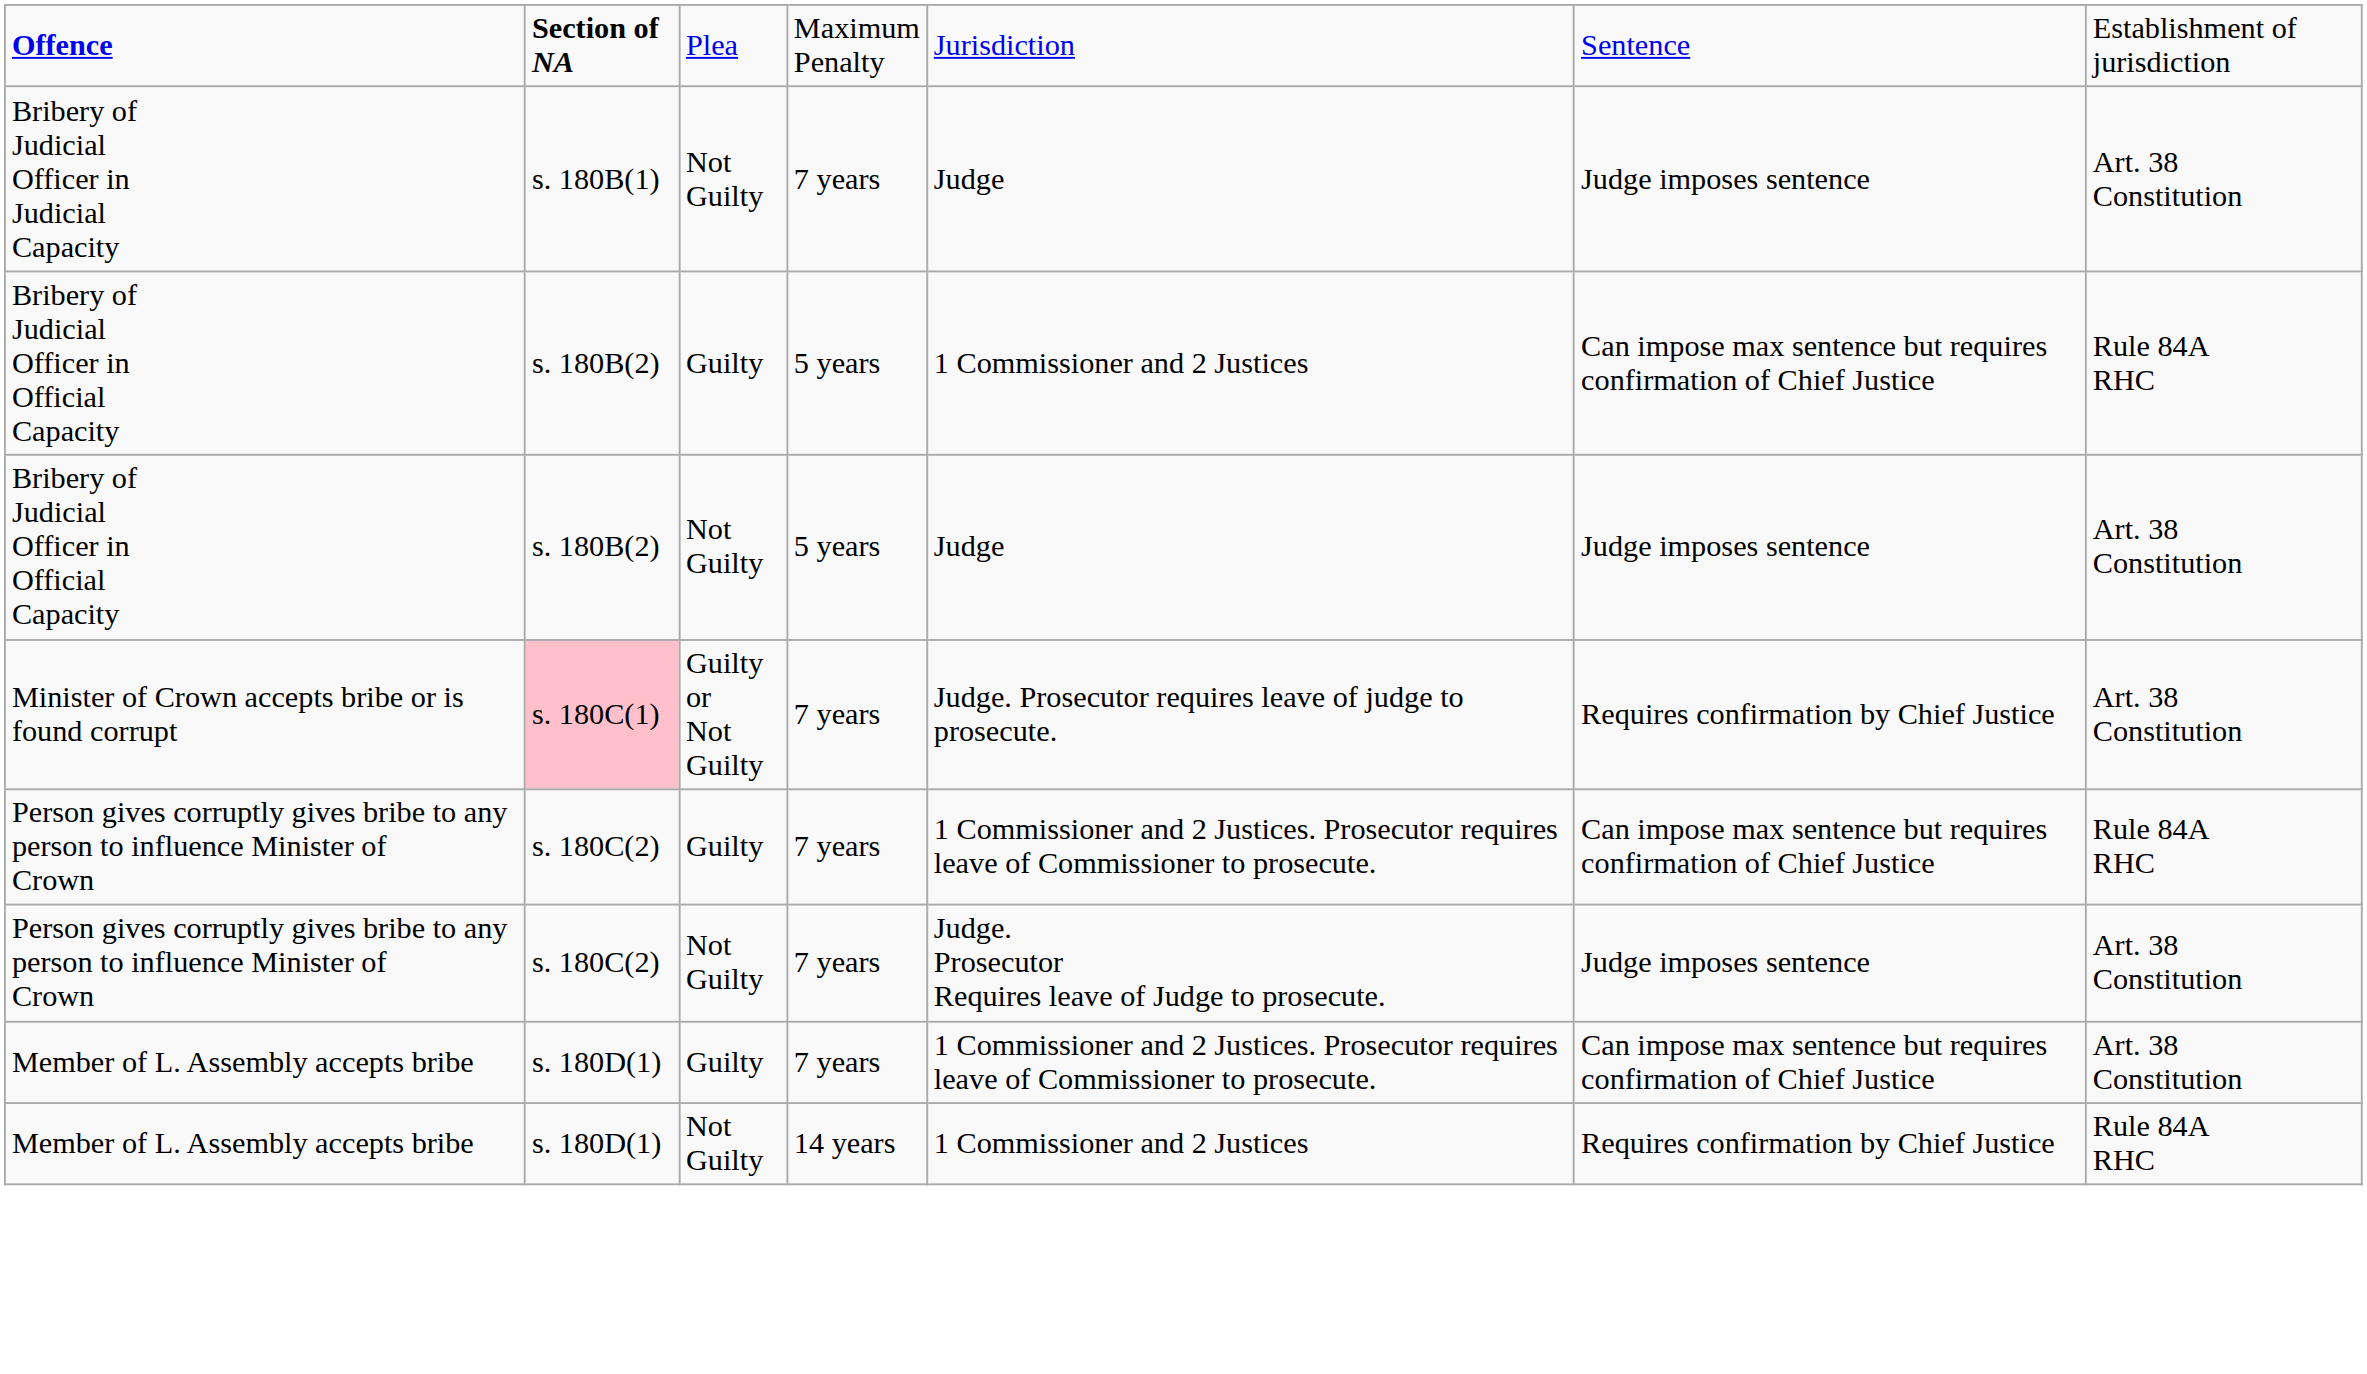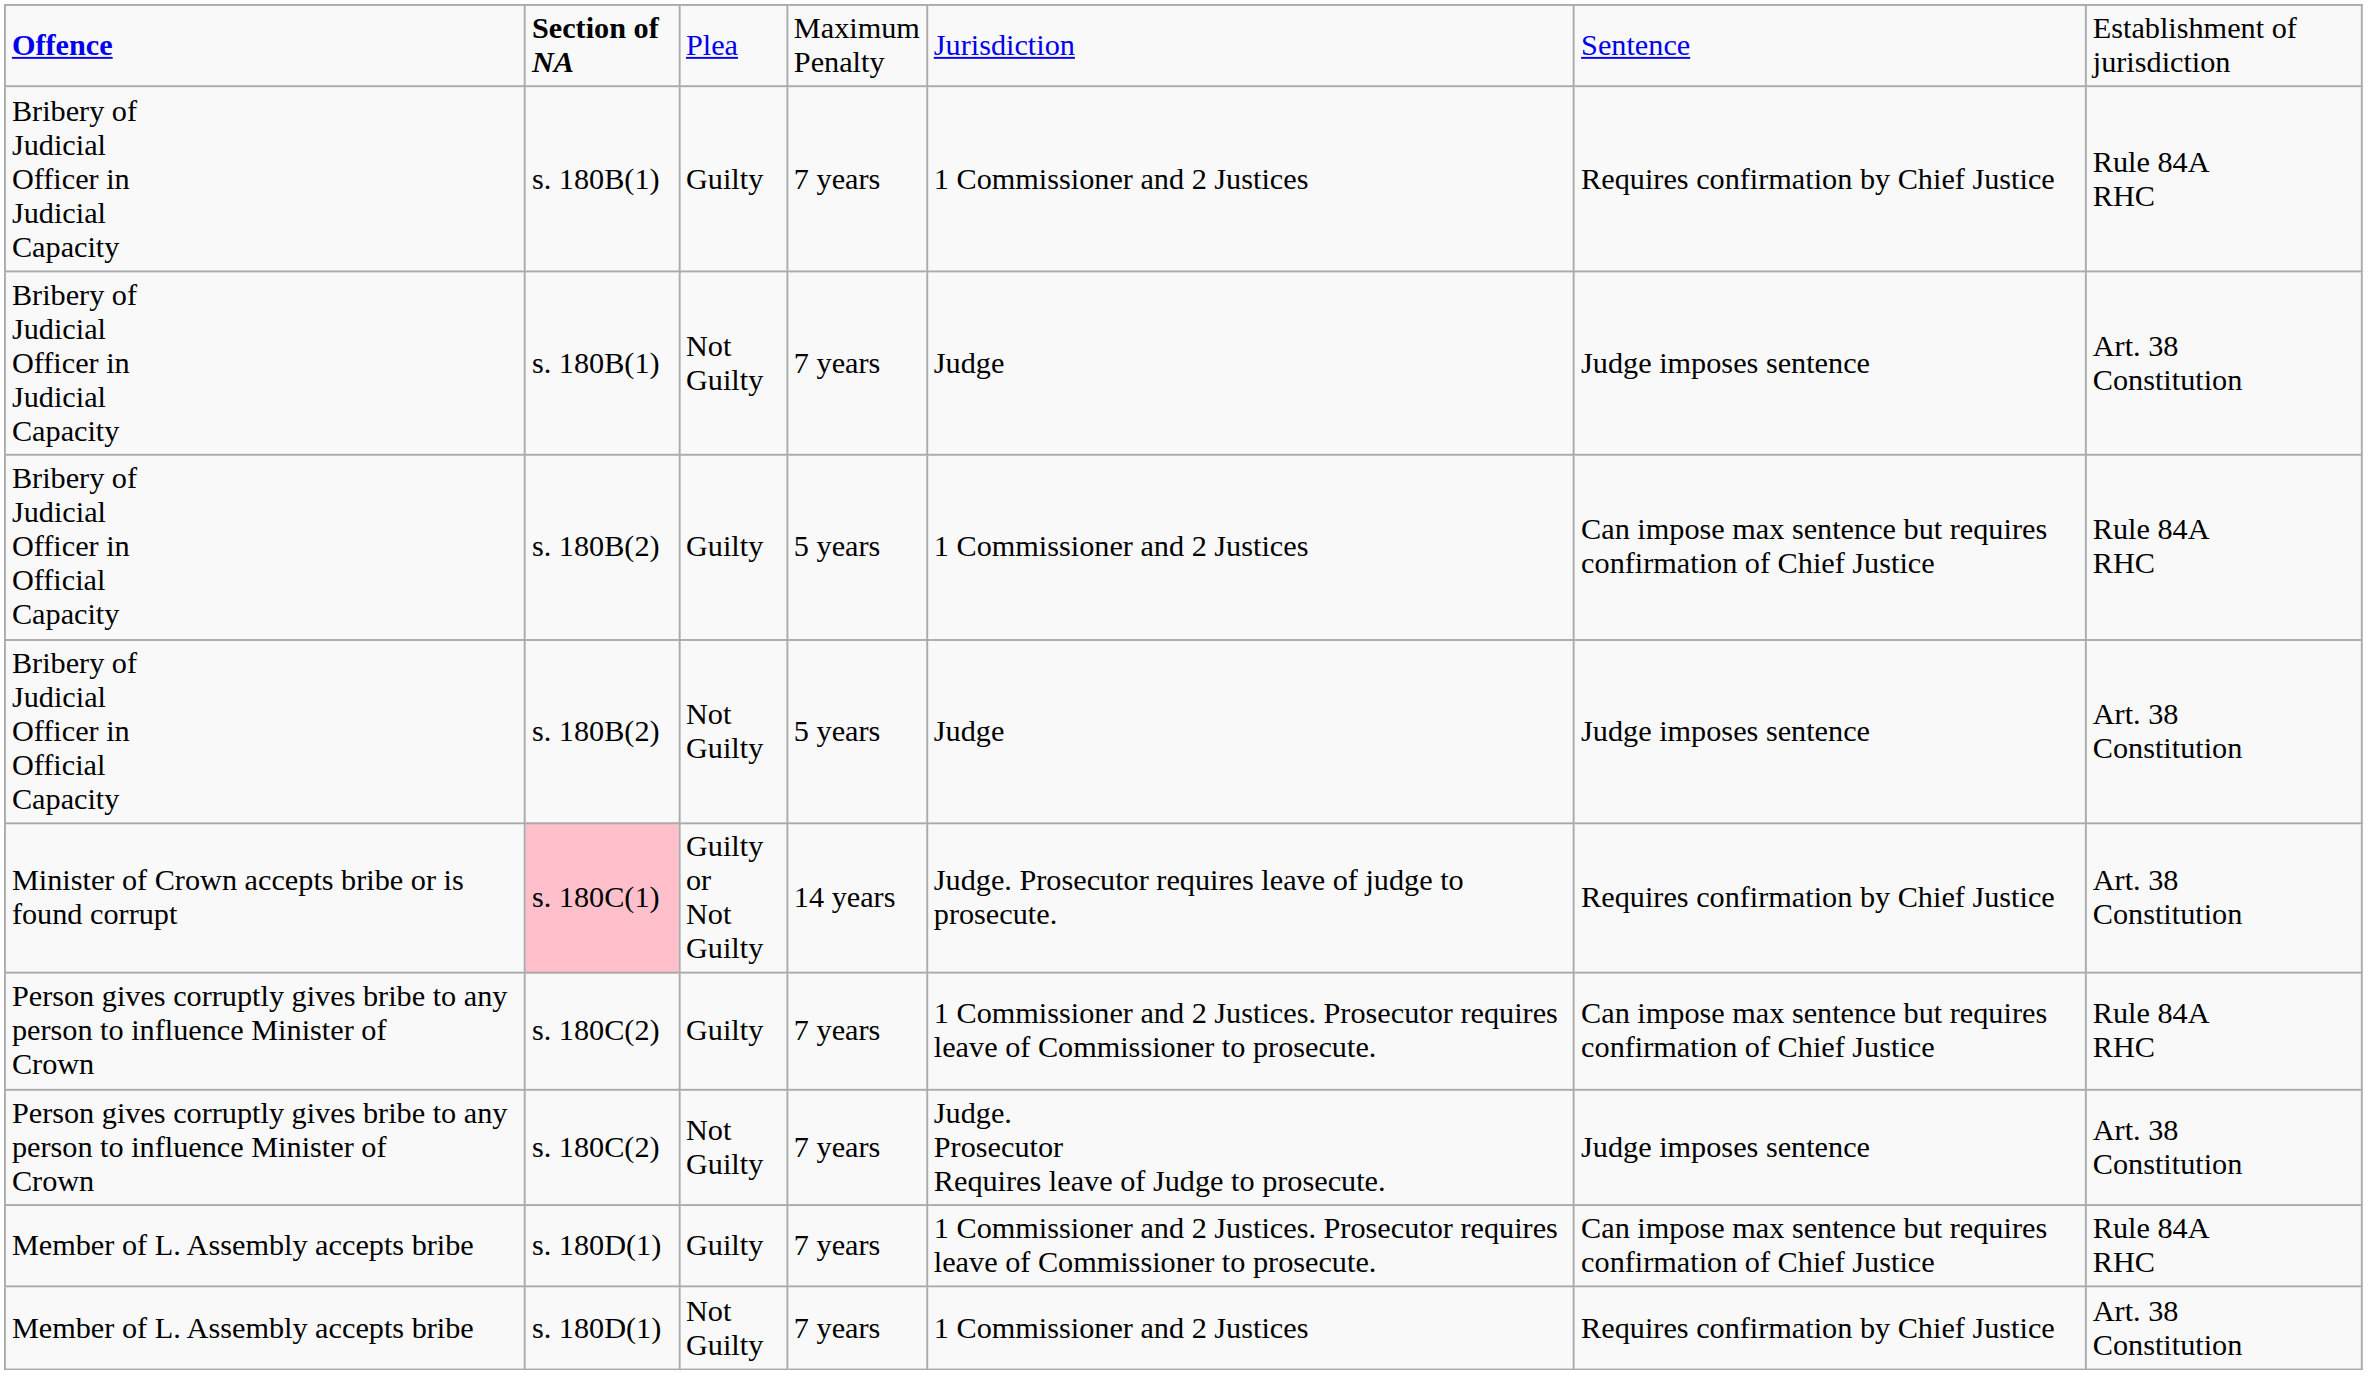+ row: (74, 178)
(837, 713) 7 years -> (845, 897) 14 years
(2168, 1061) Art. 38 Constitution -> (2151, 1245) Rule 84A RHC
(845, 1143) 14 years -> (837, 1327) 7 years
(2151, 1143) Rule 84A RHC -> (2168, 1327) Art. 38 Constitution
